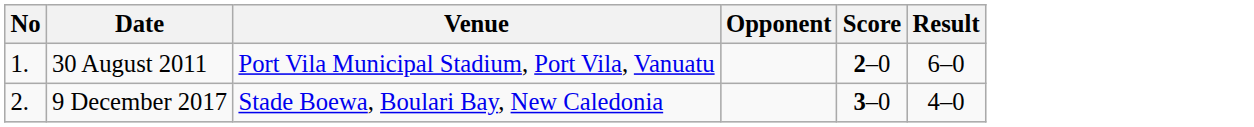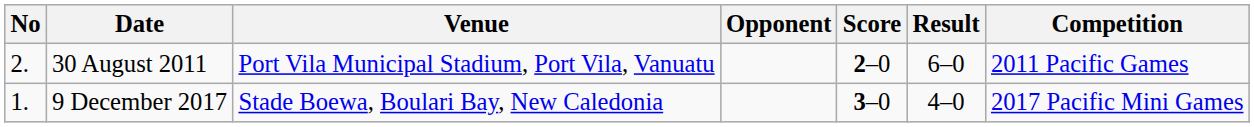+ column: (1117, 24)
(20, 63) 1. -> (20, 63) 2.
(20, 102) 2. -> (20, 102) 1.
